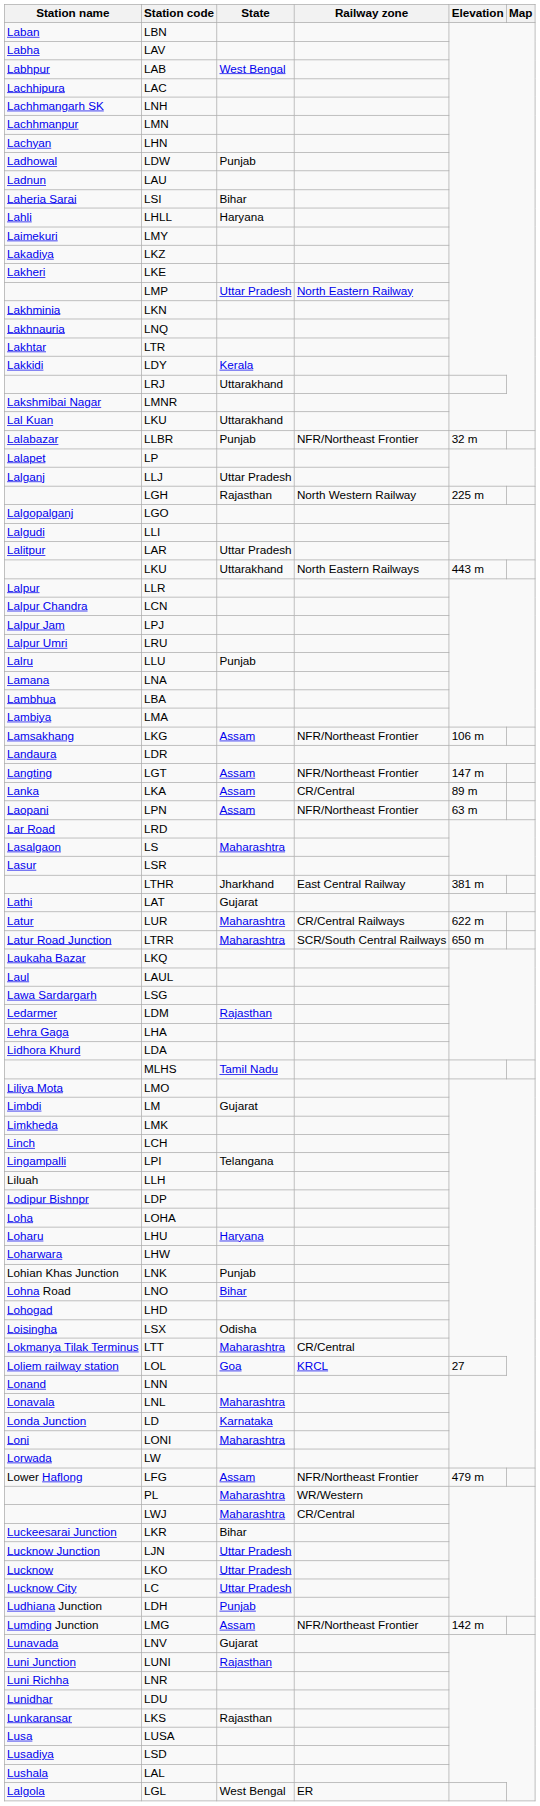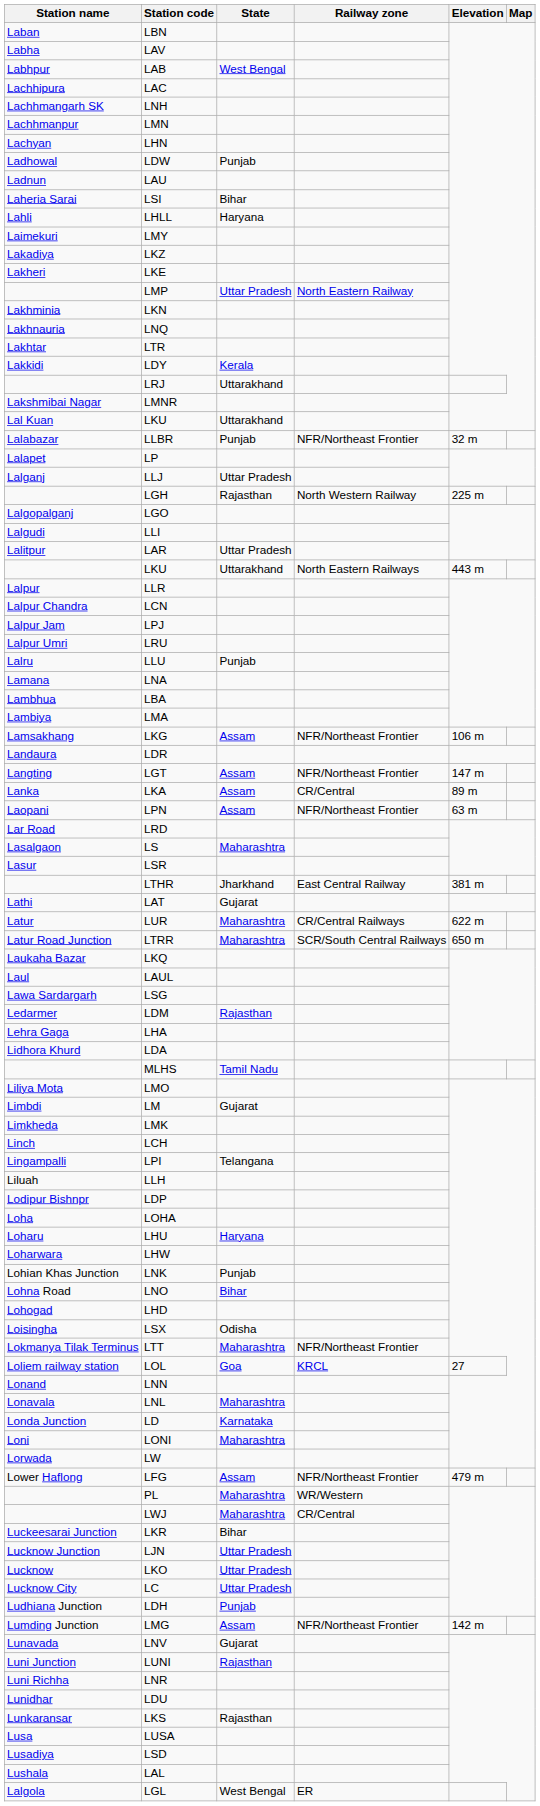(326, 1347) CR/Central -> (358, 1347) NFR/Northeast Frontier
